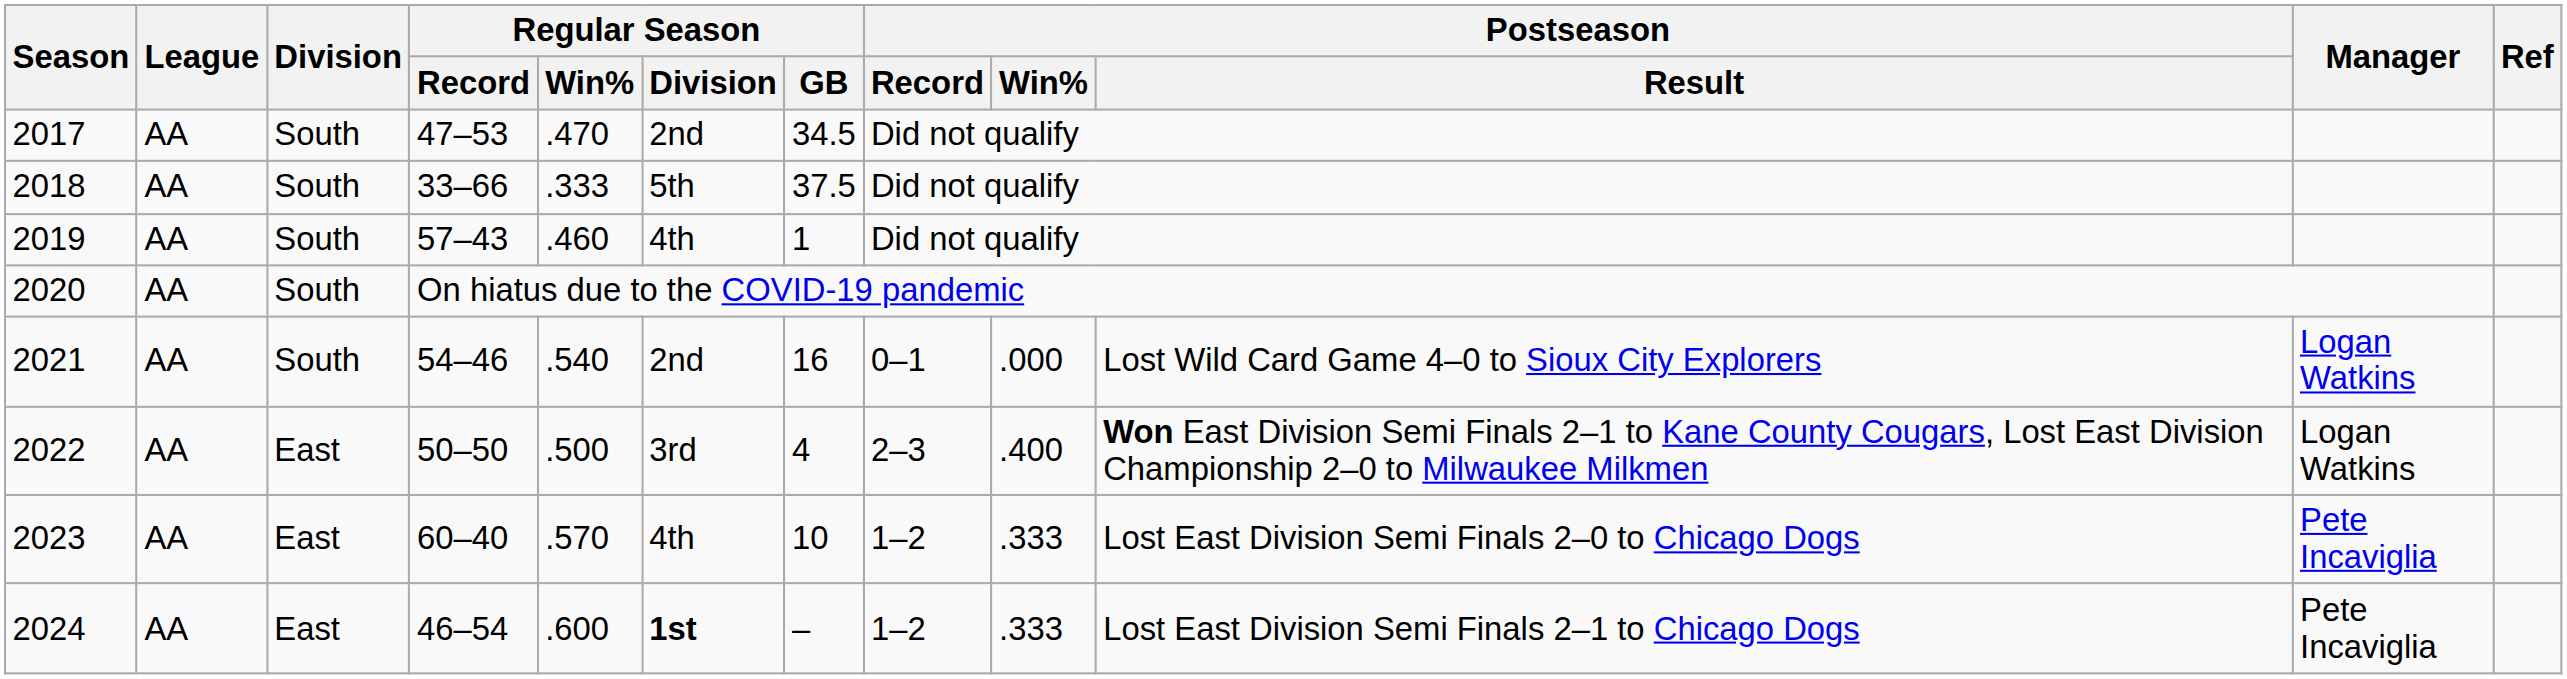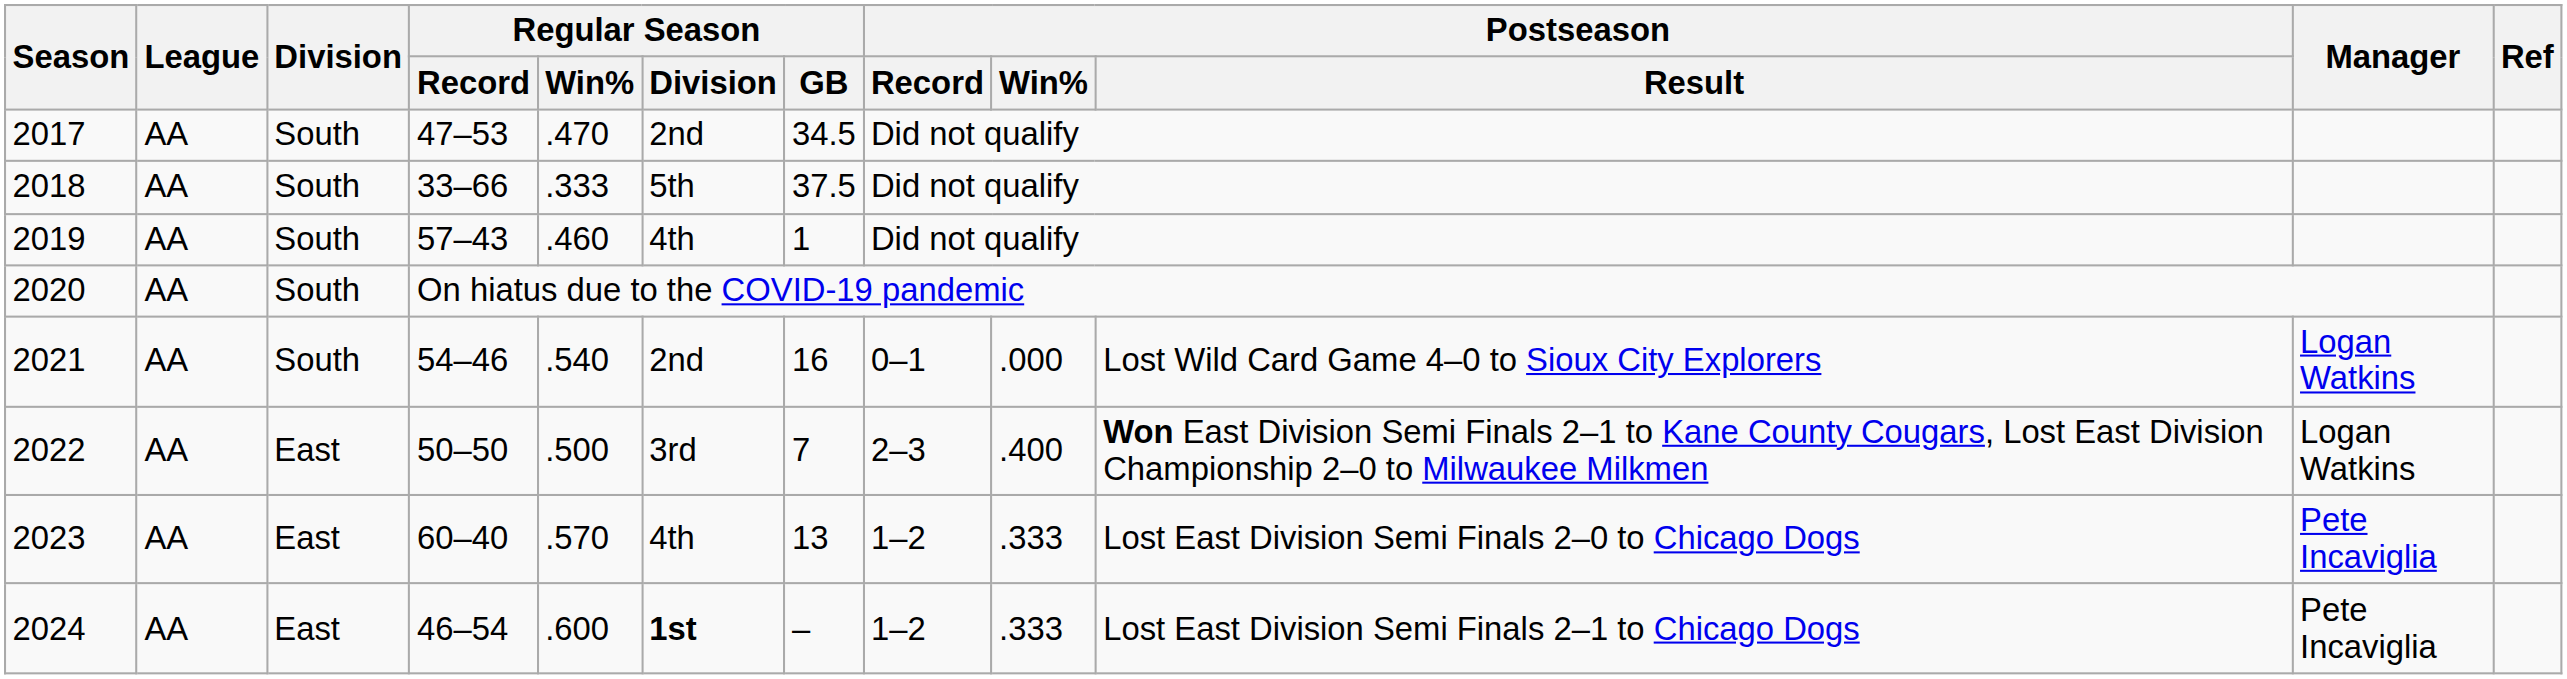(801, 449) 4 -> (801, 449) 7
(810, 538) 10 -> (810, 538) 13
